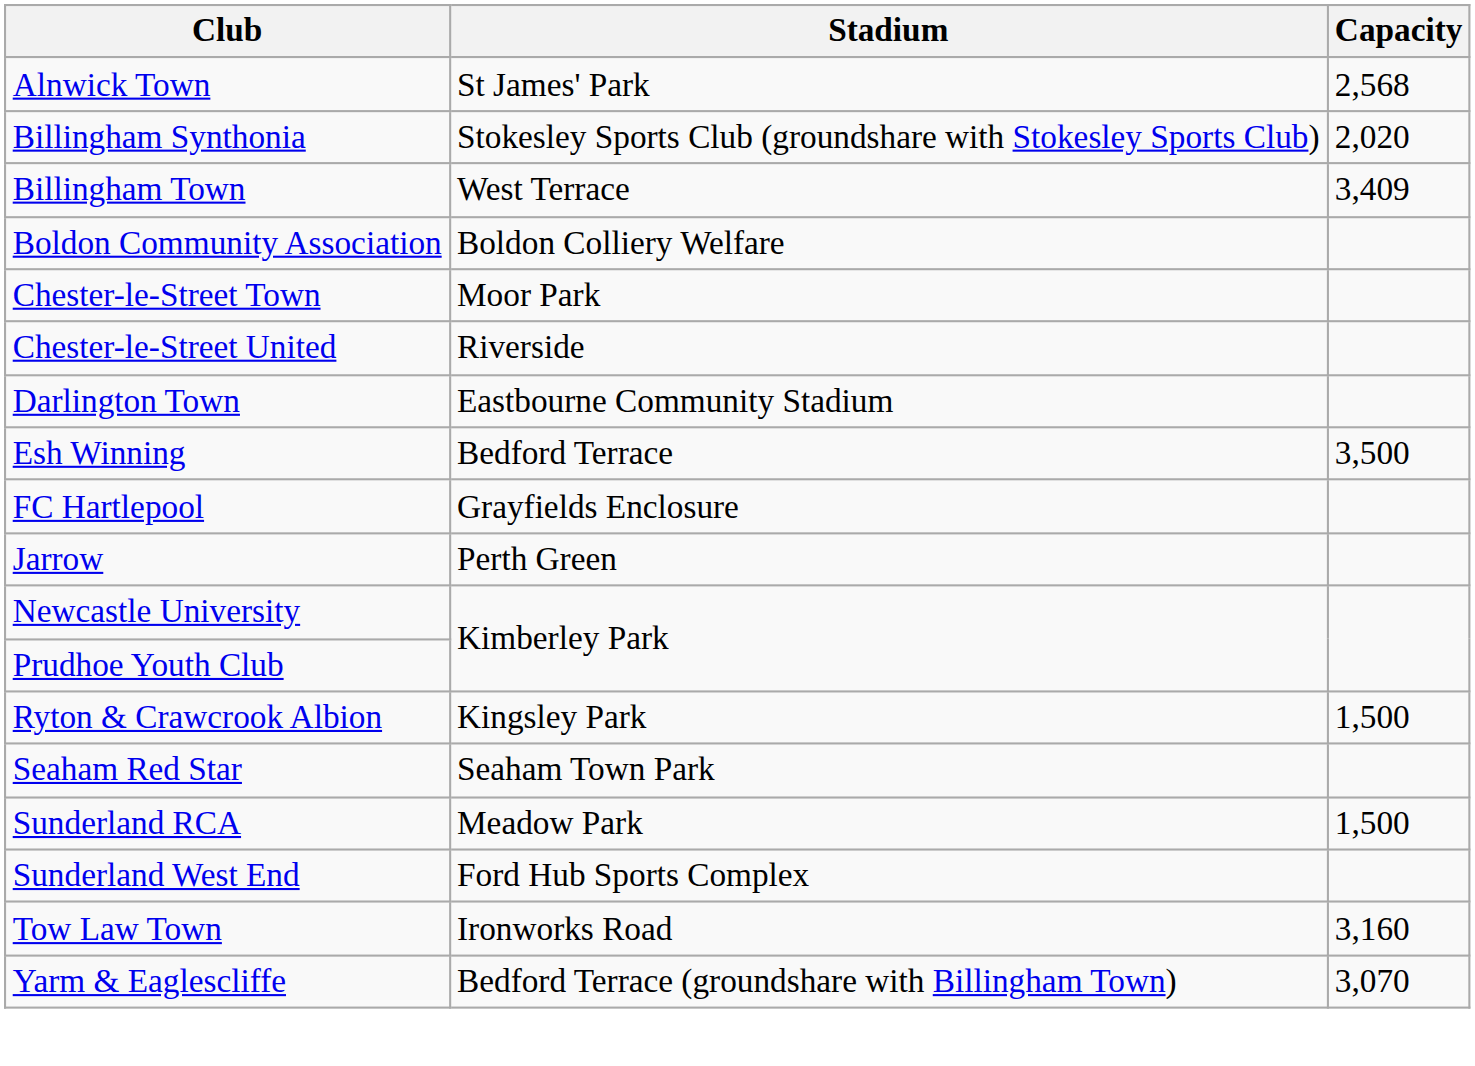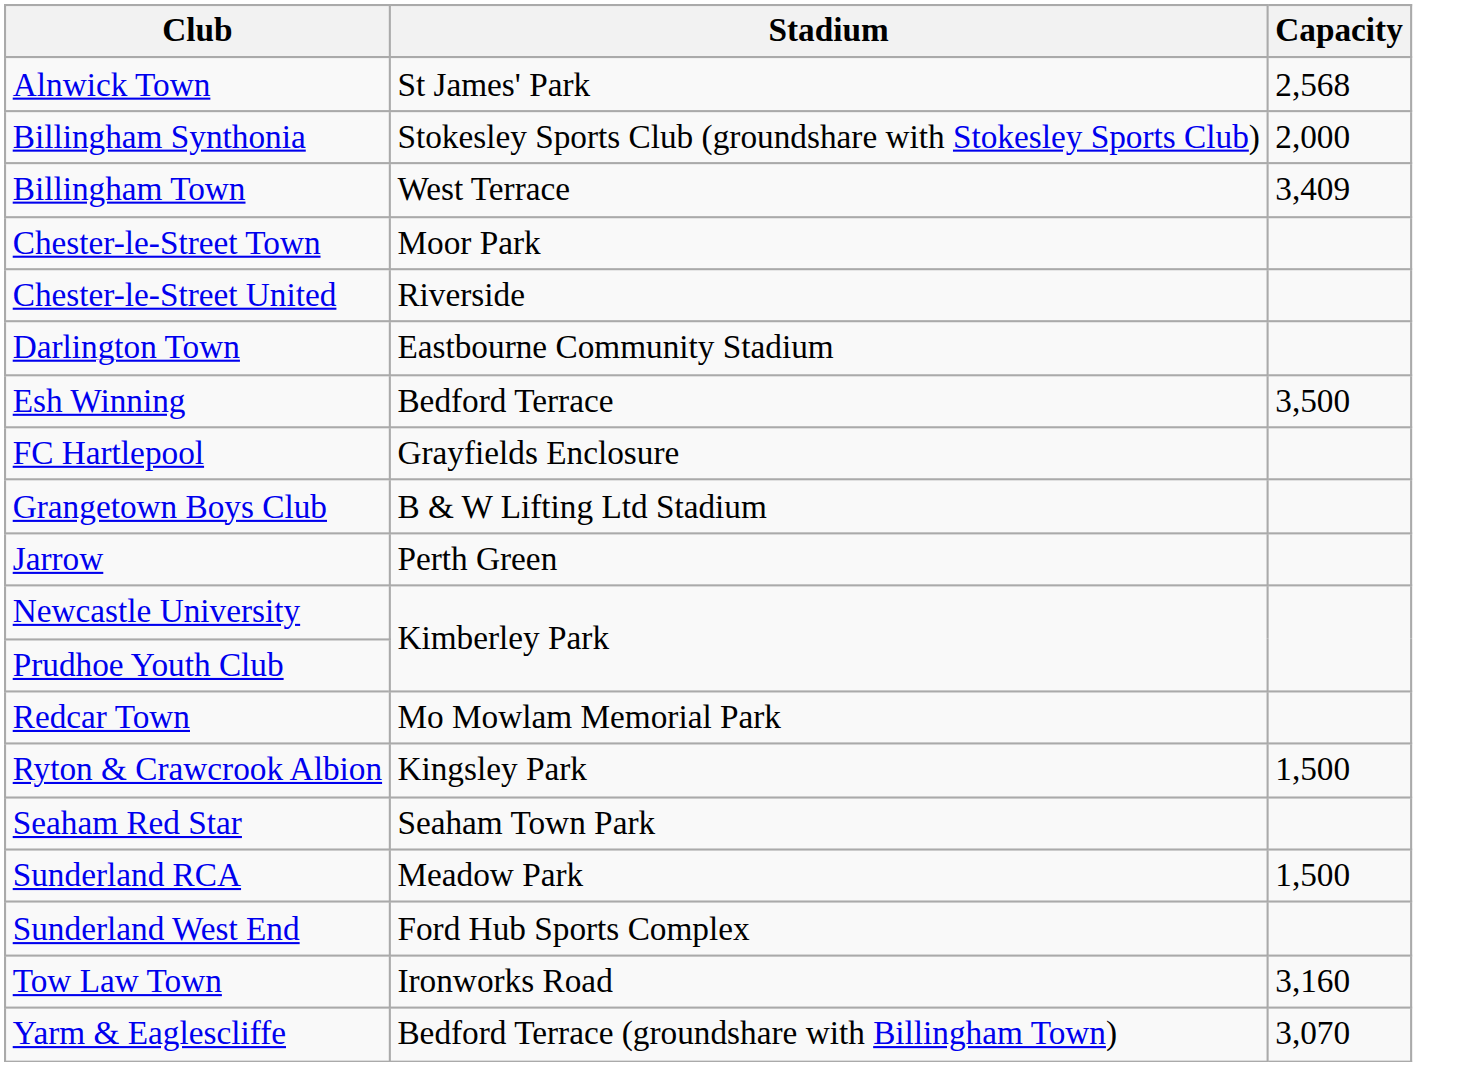(1372, 136) 2,020 -> (1313, 136) 2,000
- row: (227, 242)
+ row: (170, 505)
+ row: (101, 717)
